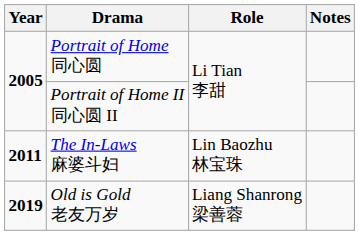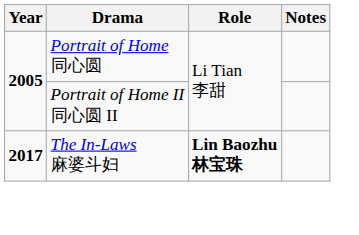(25, 155) 2011 -> (26, 155) 2017
(232, 154) normal -> (235, 154) bold
- row: (91, 204)
